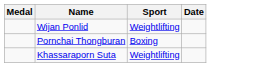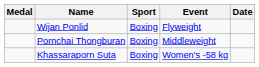+ column: (195, 12)
(155, 27) Weightlifting -> (144, 27) Boxing
(155, 56) Weightlifting -> (144, 56) Boxing
